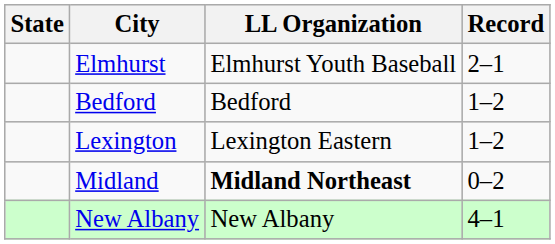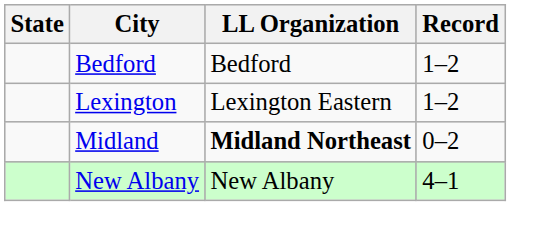- row: (120, 63)
